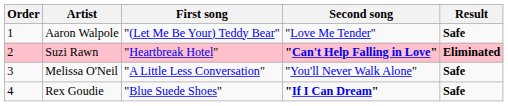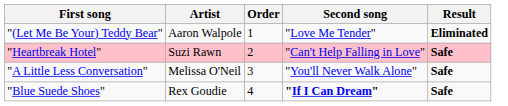columns swapped: (23, 14) <-> (202, 14)
(454, 33) Safe -> (459, 33) Eliminated
(361, 52) bold -> (355, 52) normal
(472, 52) Eliminated -> (442, 52) Safe
